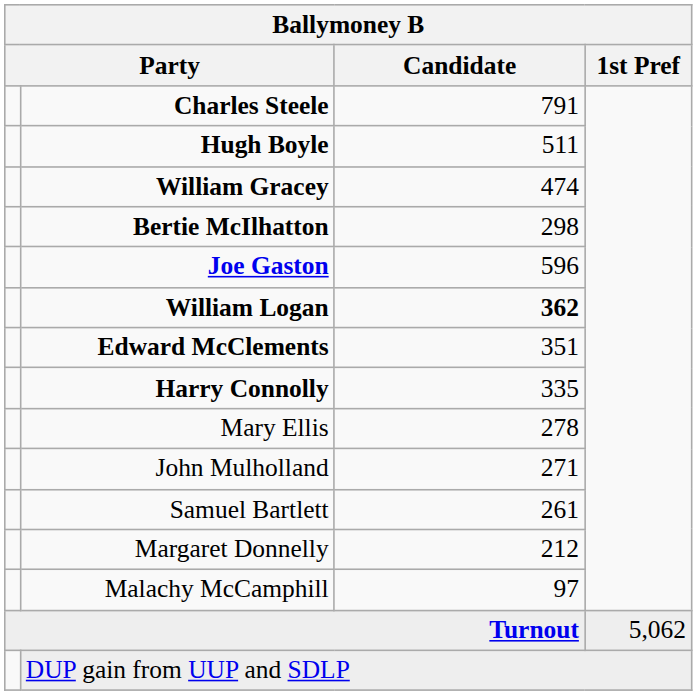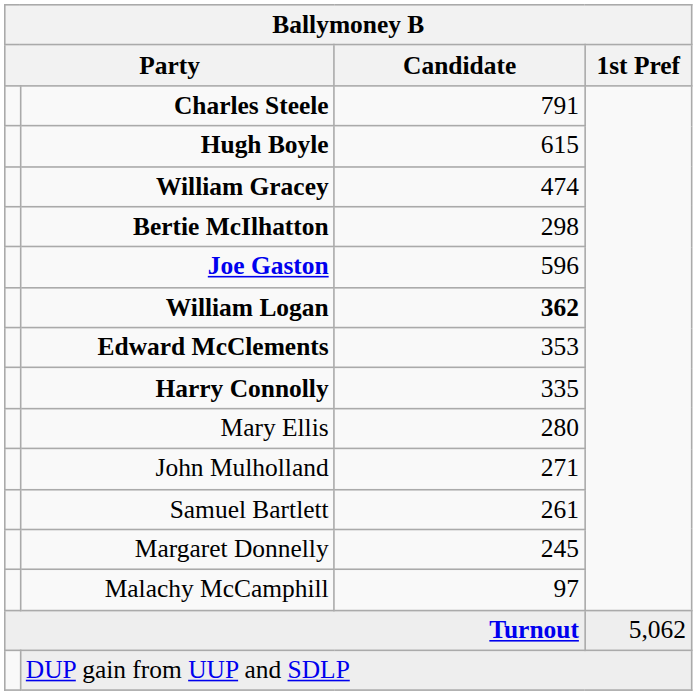(560, 145) 511 -> (560, 145) 615
(560, 347) 351 -> (560, 347) 353
(560, 428) 278 -> (560, 428) 280
(560, 549) 212 -> (560, 549) 245
